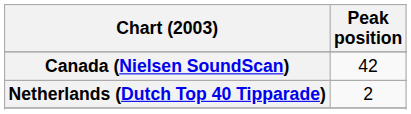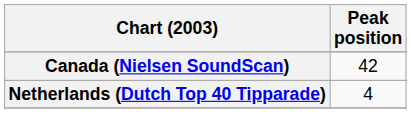(368, 94) 2 -> (368, 94) 4
